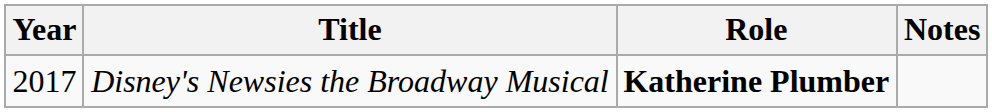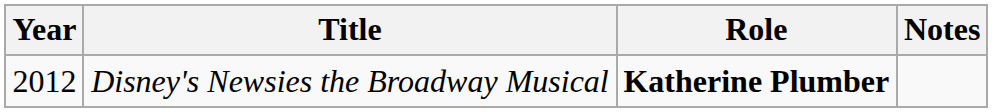(44, 80) 2017 -> (44, 80) 2012
